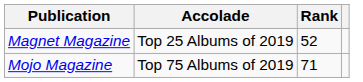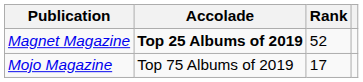(215, 41) normal -> (220, 41) bold
(309, 65) 71 -> (318, 65) 17
